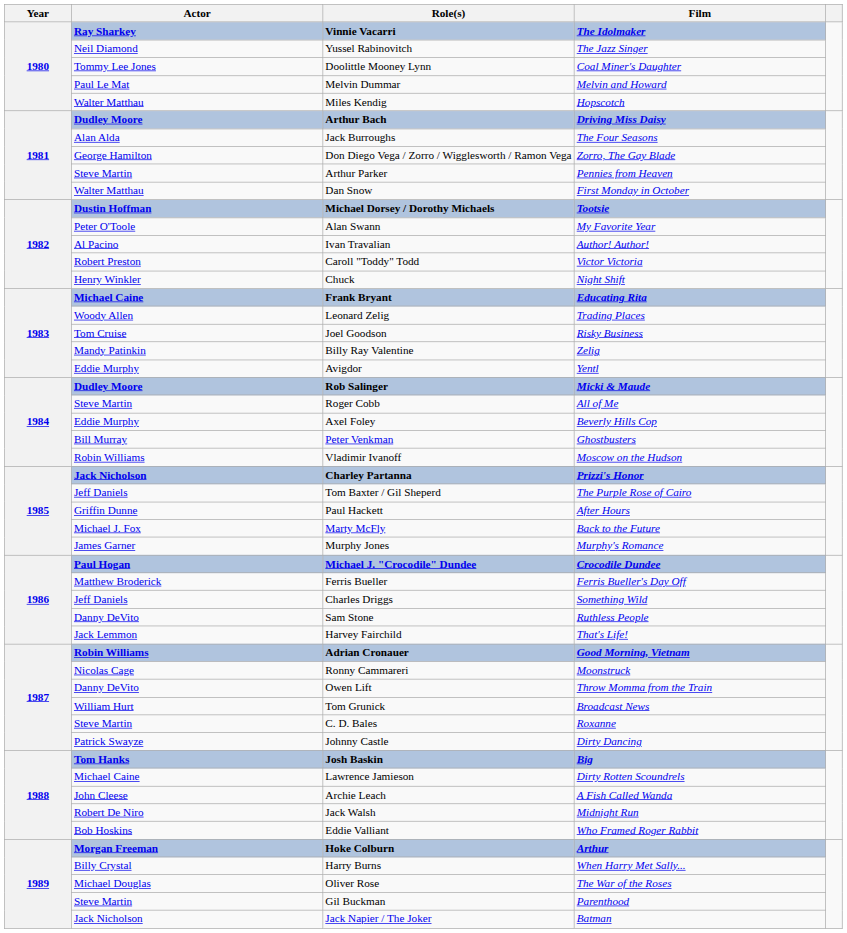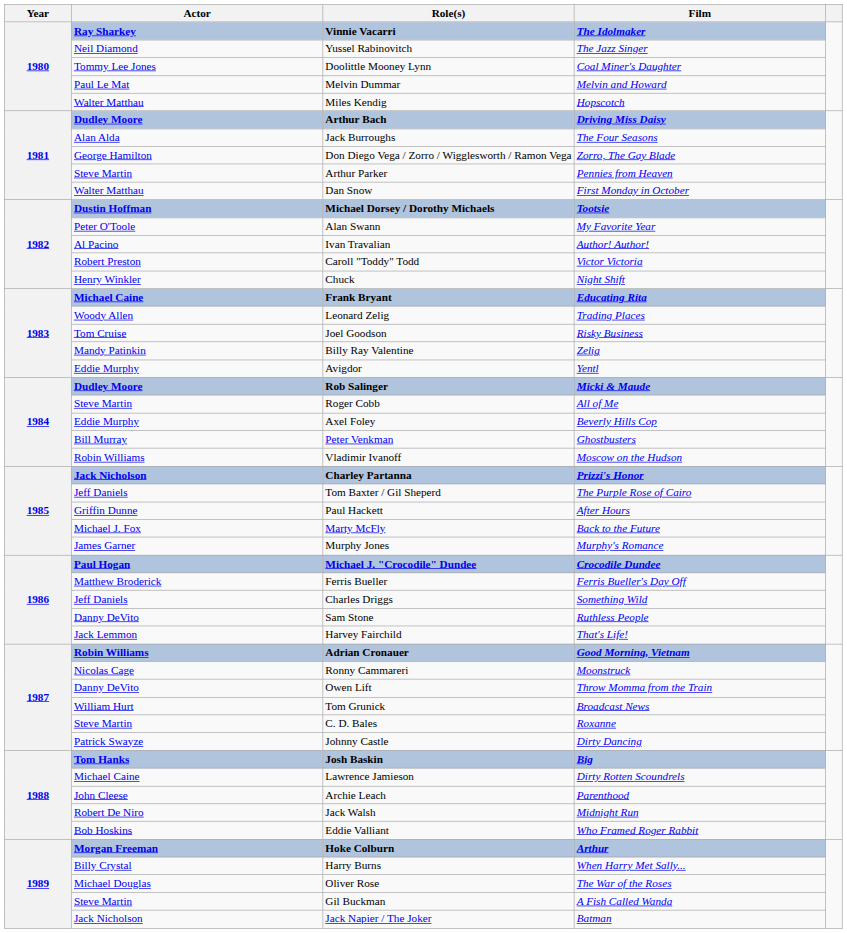(624, 794) A Fish Called Wanda -> (603, 794) Parenthood
(603, 901) Parenthood -> (624, 901) A Fish Called Wanda
